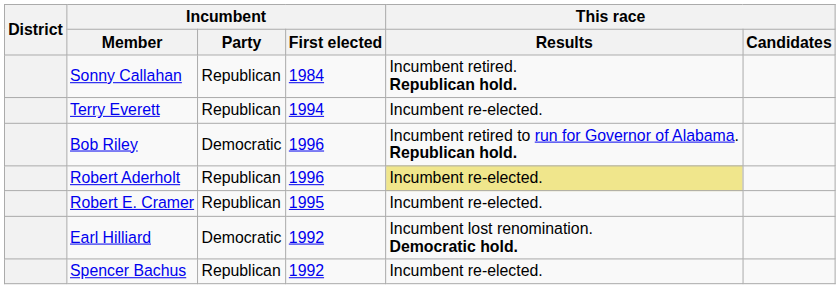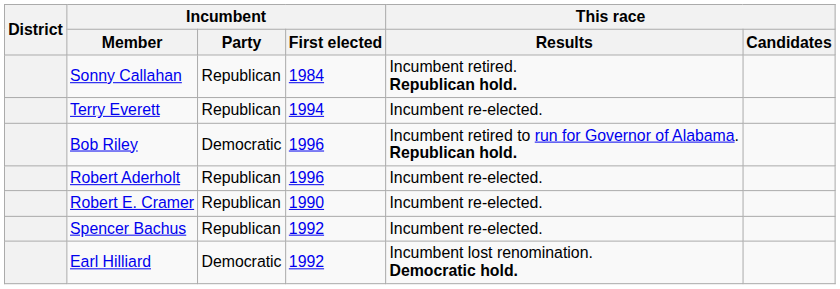(466, 178) khaki background -> (466, 178) no background
(306, 203) 1995 -> (306, 203) 1990
rows swapped: (128, 271) <-> (111, 237)
